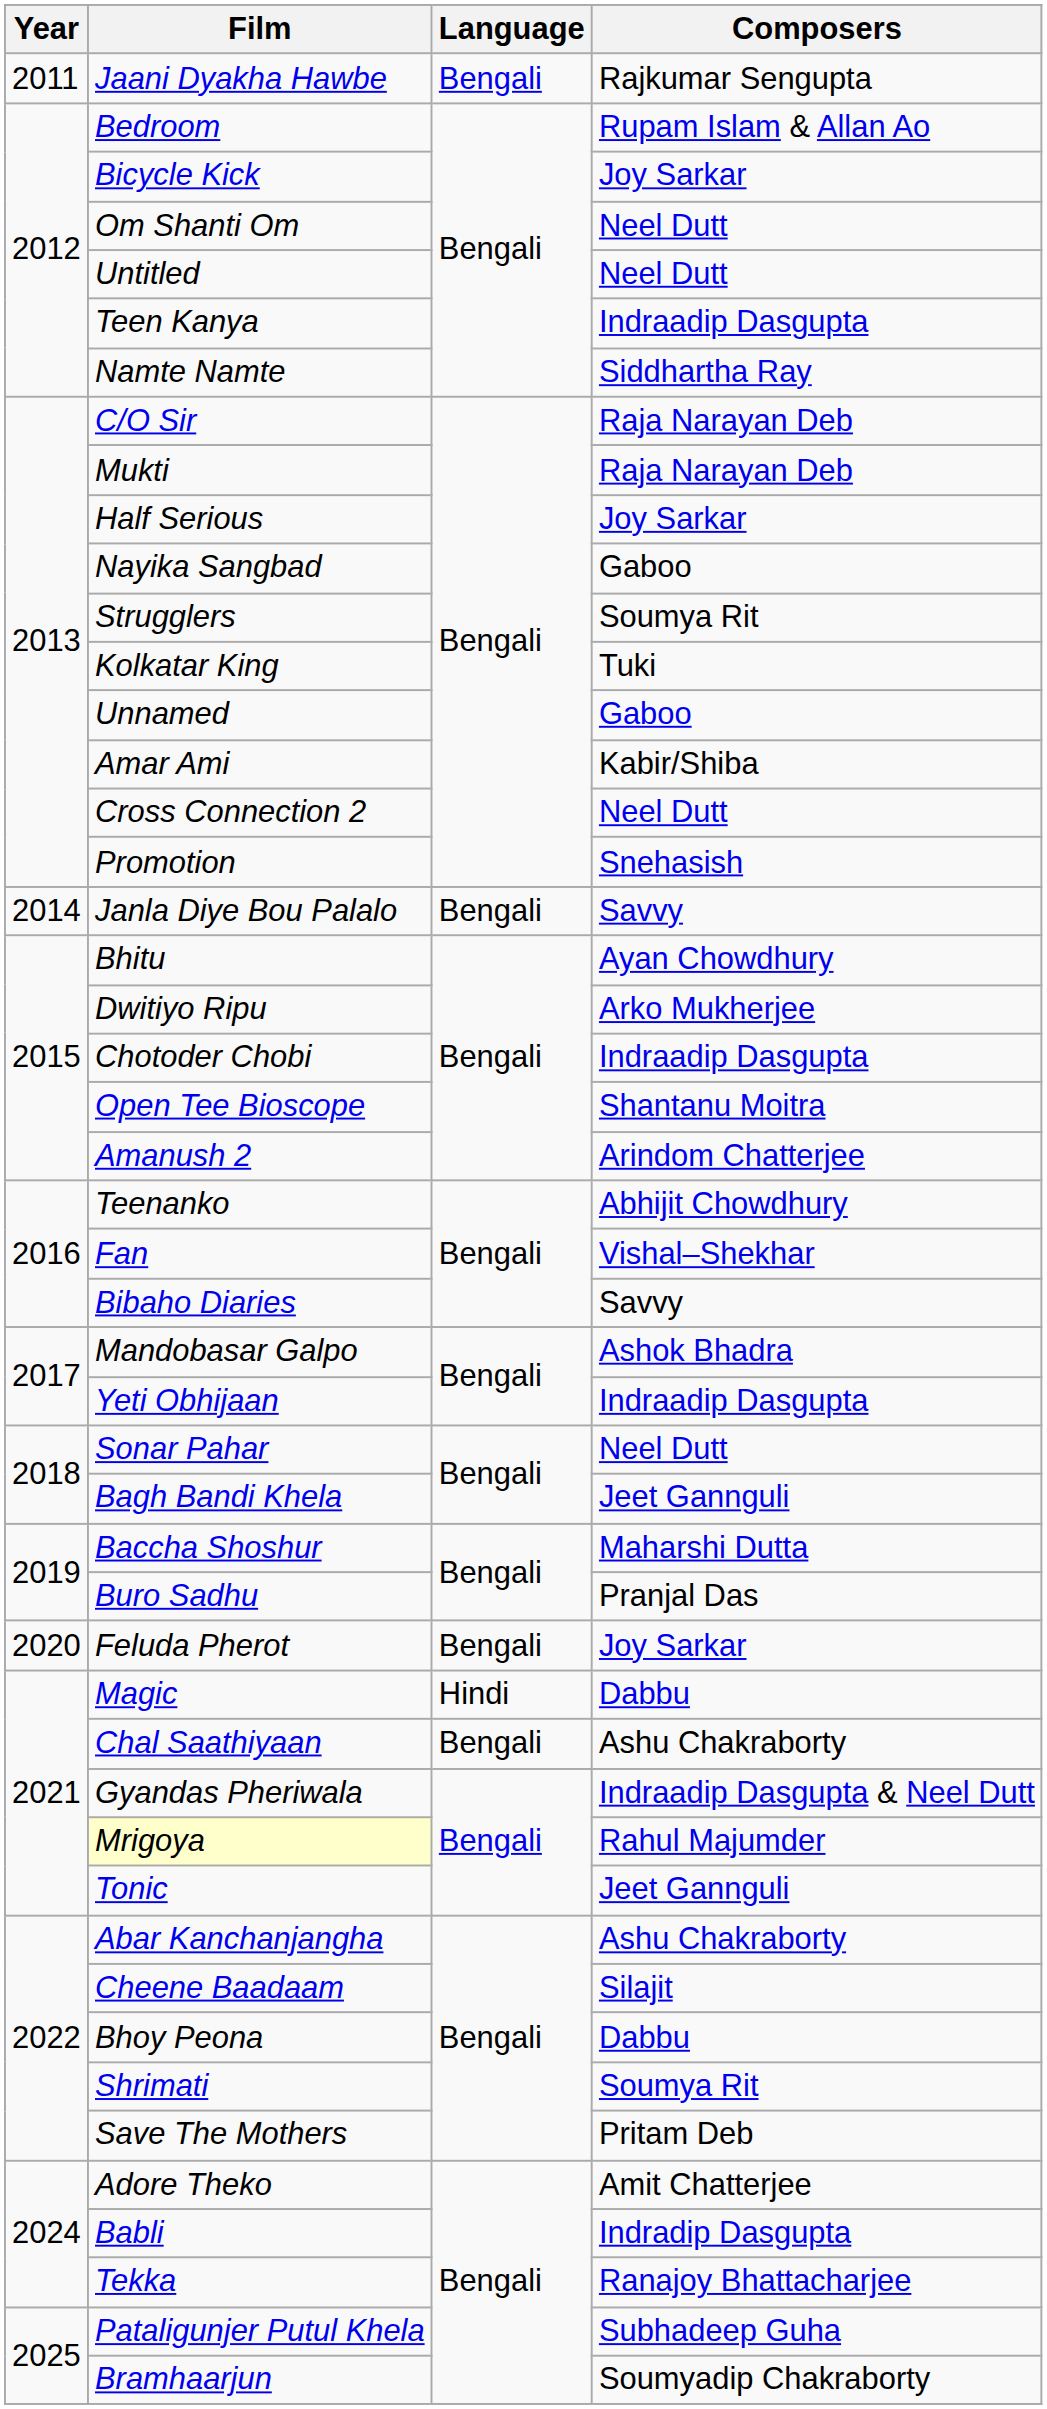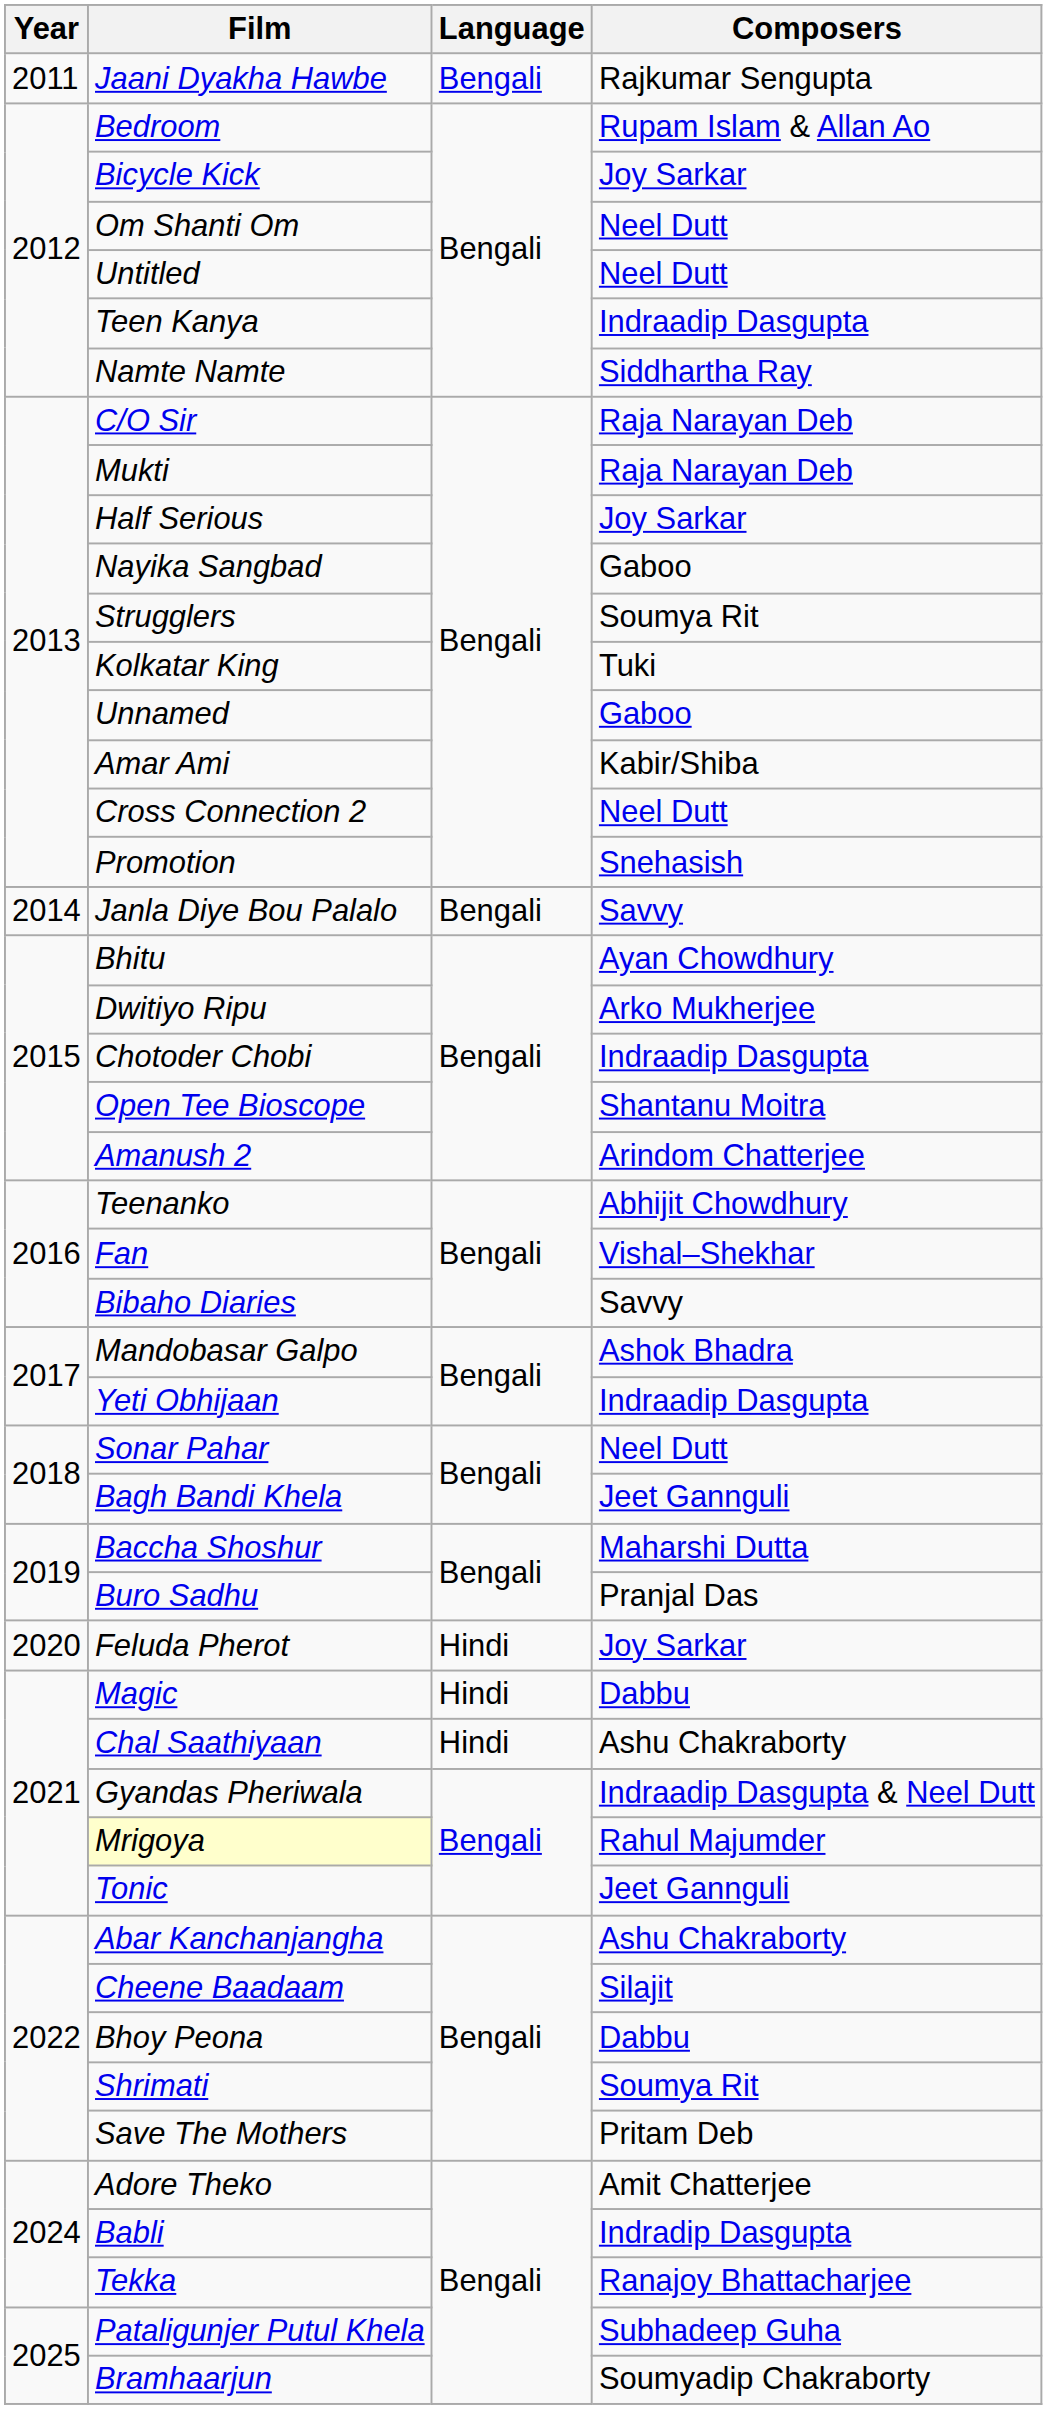(490, 1645) Bengali -> (474, 1645) Hindi
(490, 1743) Bengali -> (474, 1743) Hindi
